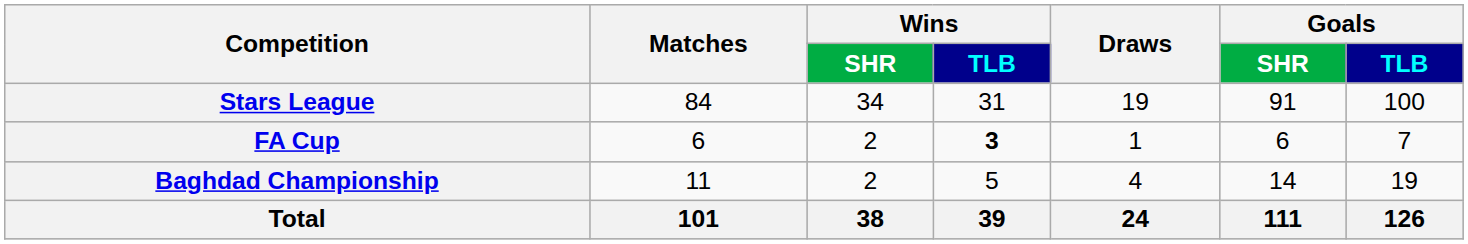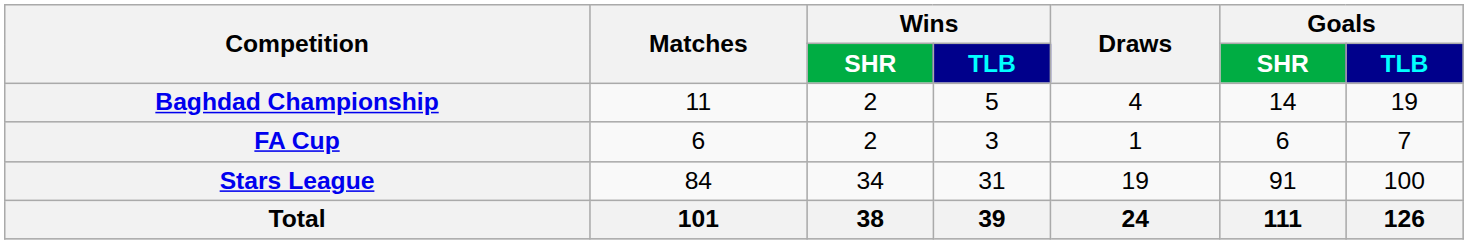rows swapped: (297, 102) <-> (297, 180)
(992, 141) bold -> (992, 141) normal
